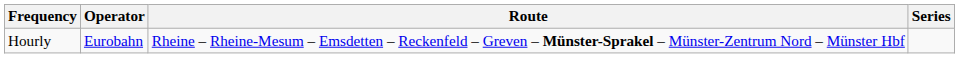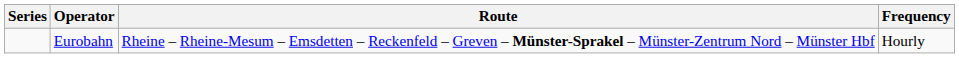columns swapped: (931, 16) <-> (42, 16)
